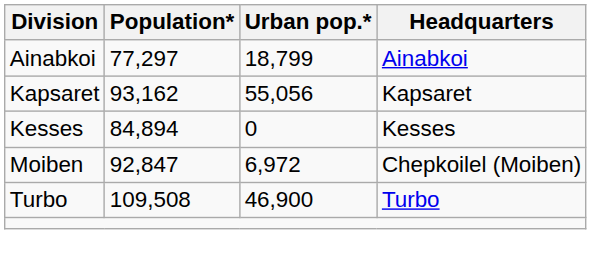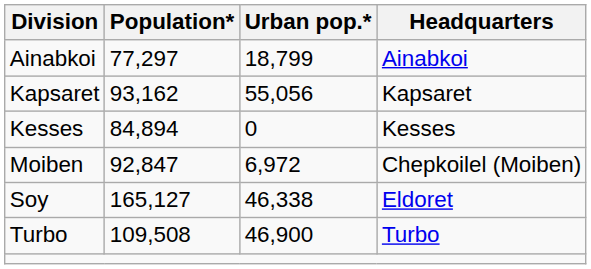+ row: (29, 199)
